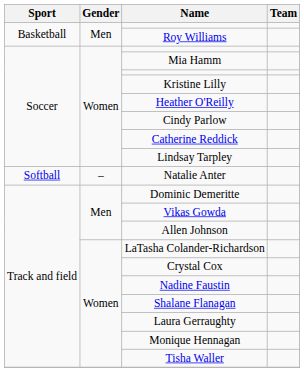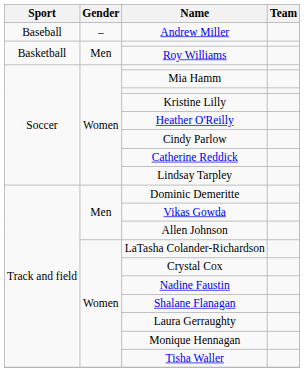+ row: (42, 31)
- row: (42, 175)
